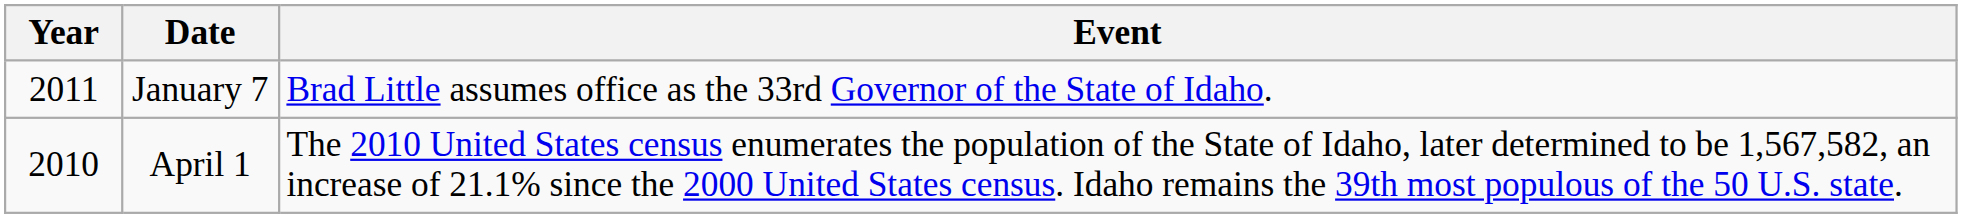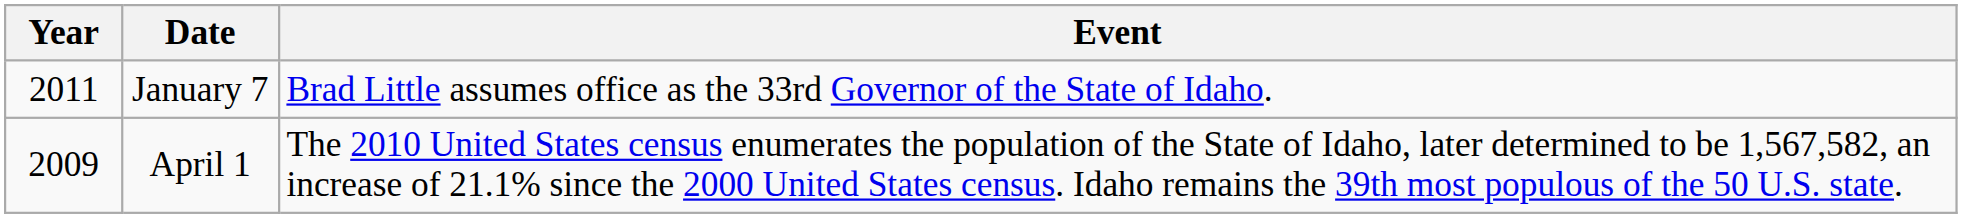(64, 164) 2010 -> (64, 164) 2009
